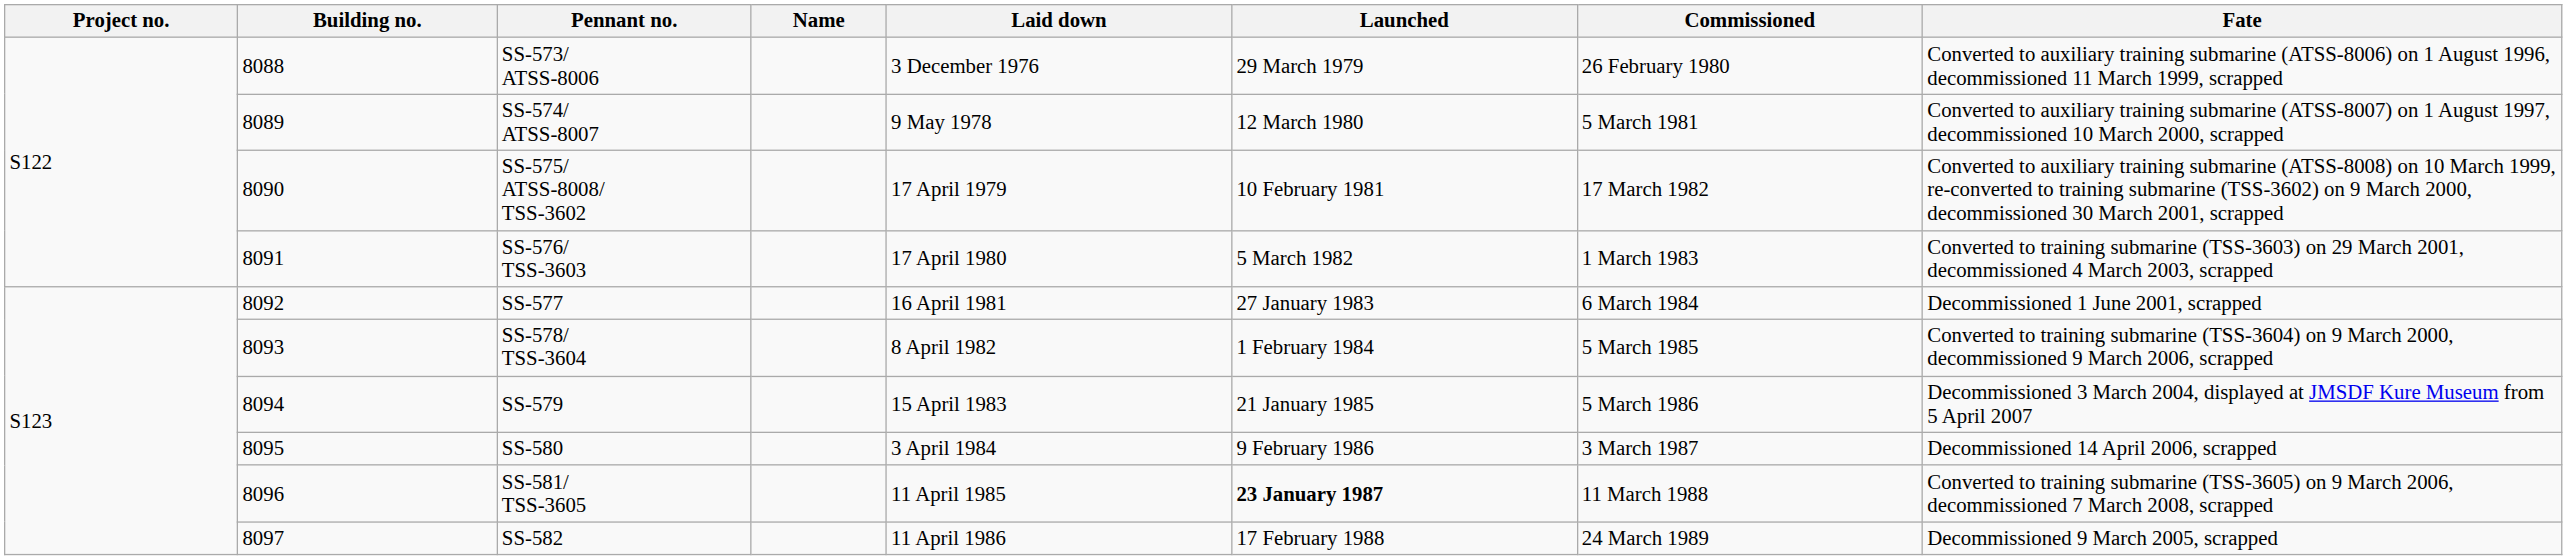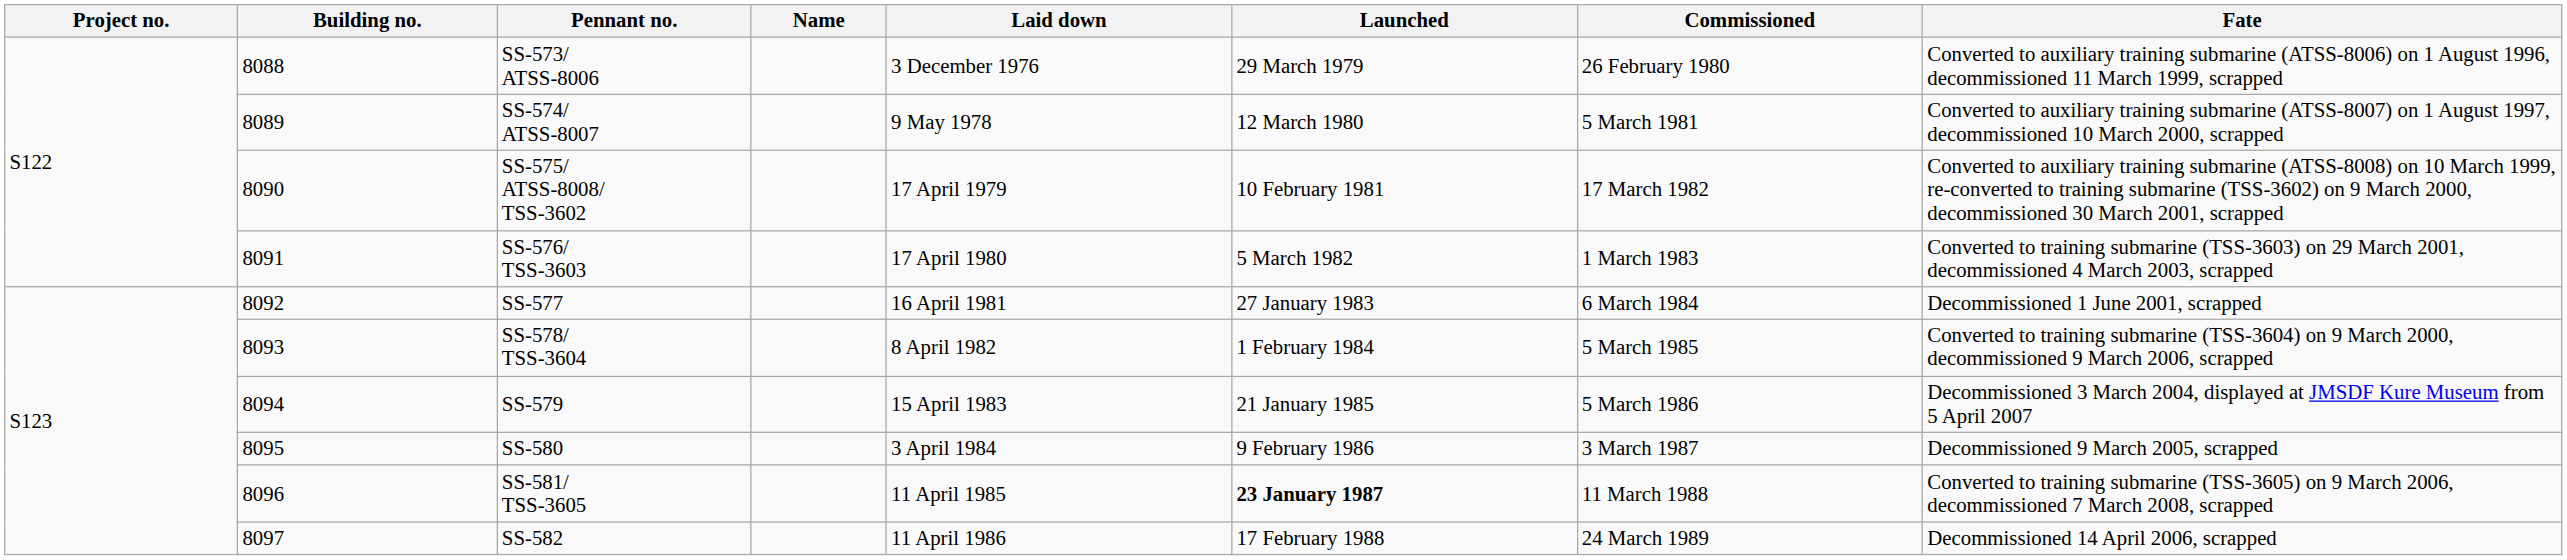(2102, 448) Decommissioned 14 April 2006, scrapped -> (2103, 448) Decommissioned 9 March 2005, scrapped
(2103, 538) Decommissioned 9 March 2005, scrapped -> (2102, 538) Decommissioned 14 April 2006, scrapped
